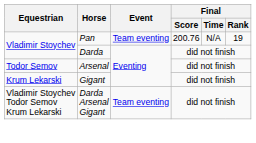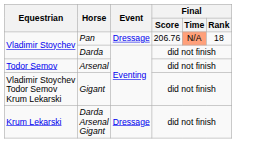(141, 39) Team eventing -> (131, 39) Dressage
(186, 39) 200.76 -> (167, 39) 206.76
(213, 39) no background -> (194, 39) lightsalmon background
(238, 39) 19 -> (219, 39) 18
(34, 80) Krum Lekarski -> (41, 89) Vladimir Stoychev Todor Semov Krum Lekarski
(41, 103) Vladimir Stoychev Todor Semov Krum Lekarski -> (34, 122) Krum Lekarski
(141, 103) Team eventing -> (131, 122) Dressage
